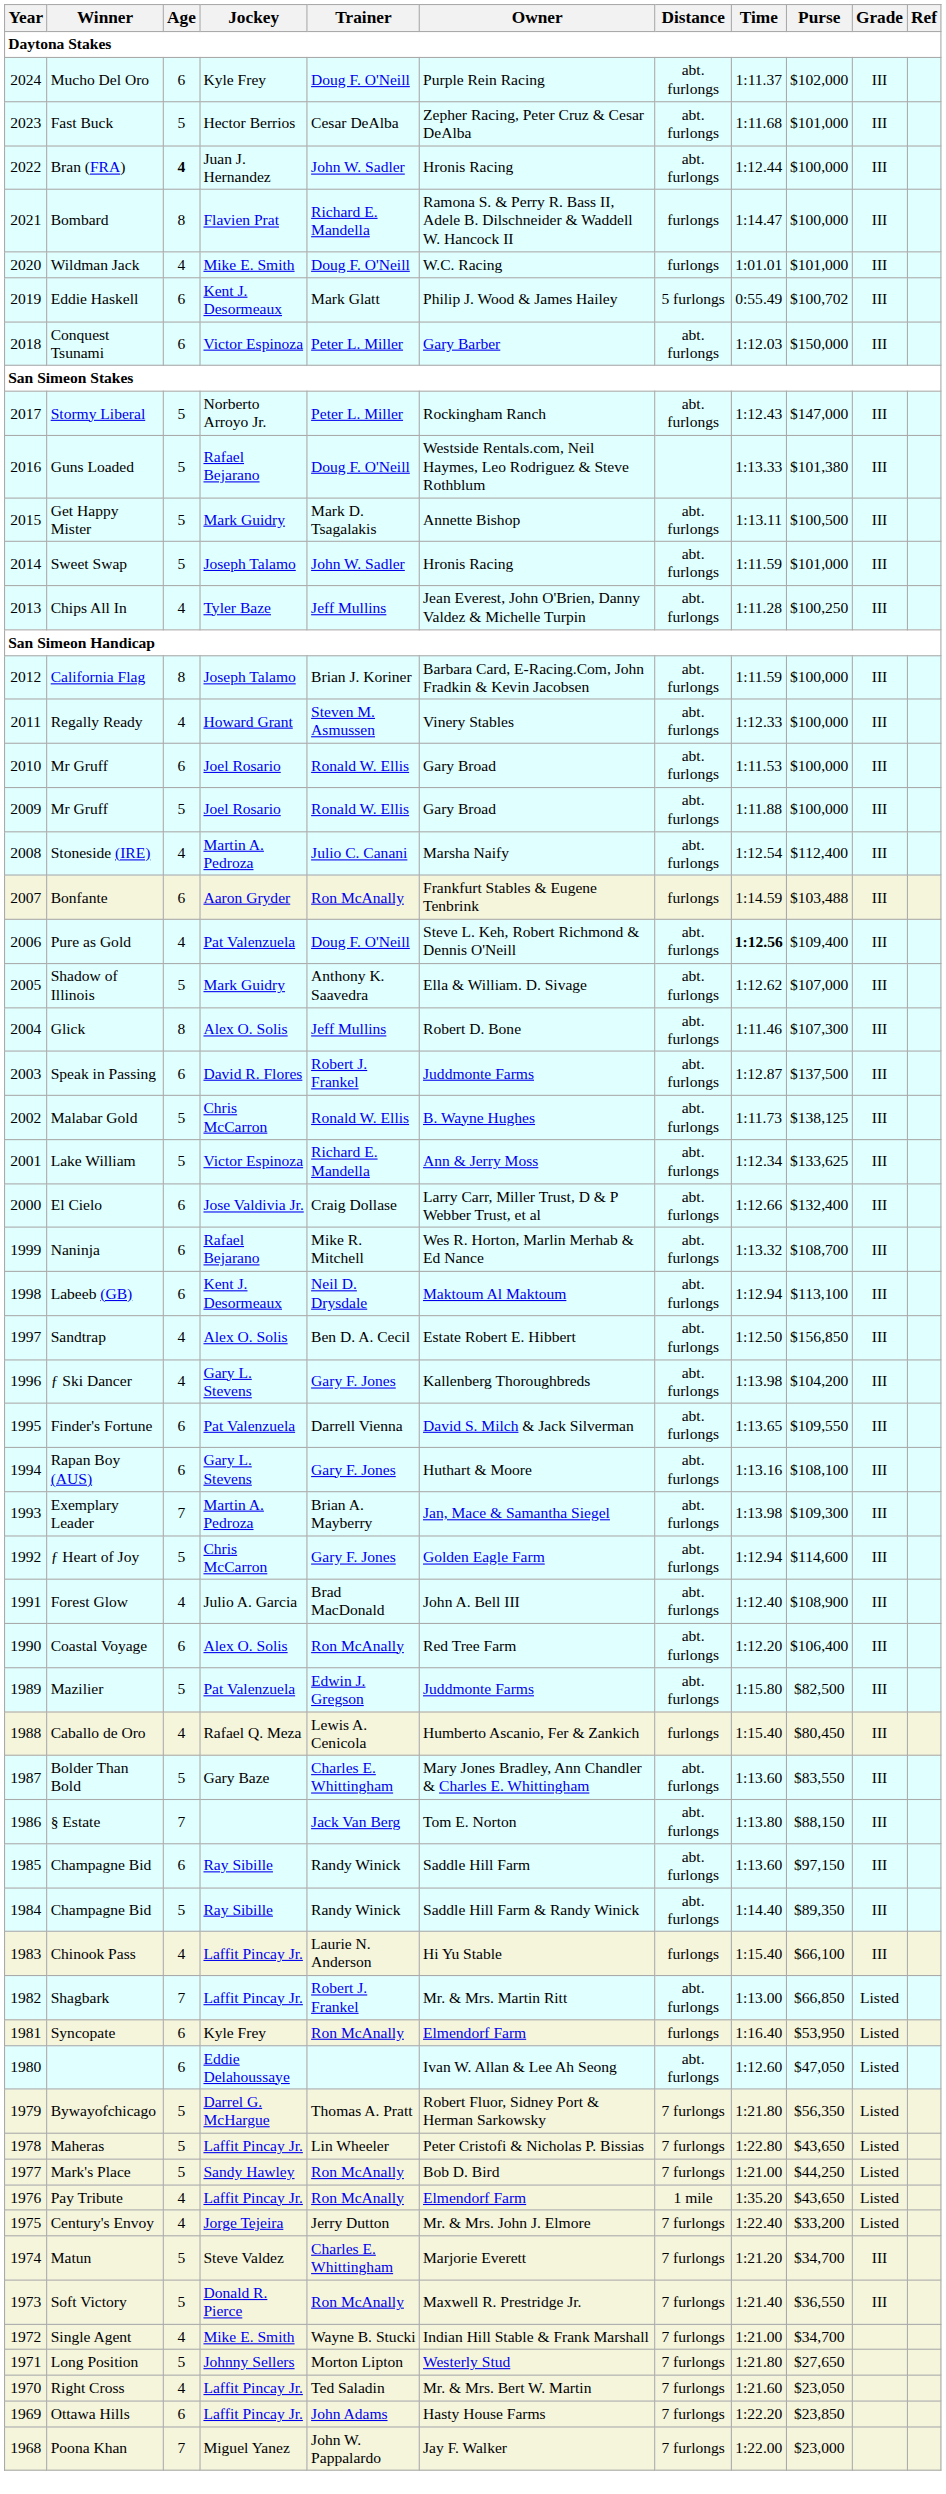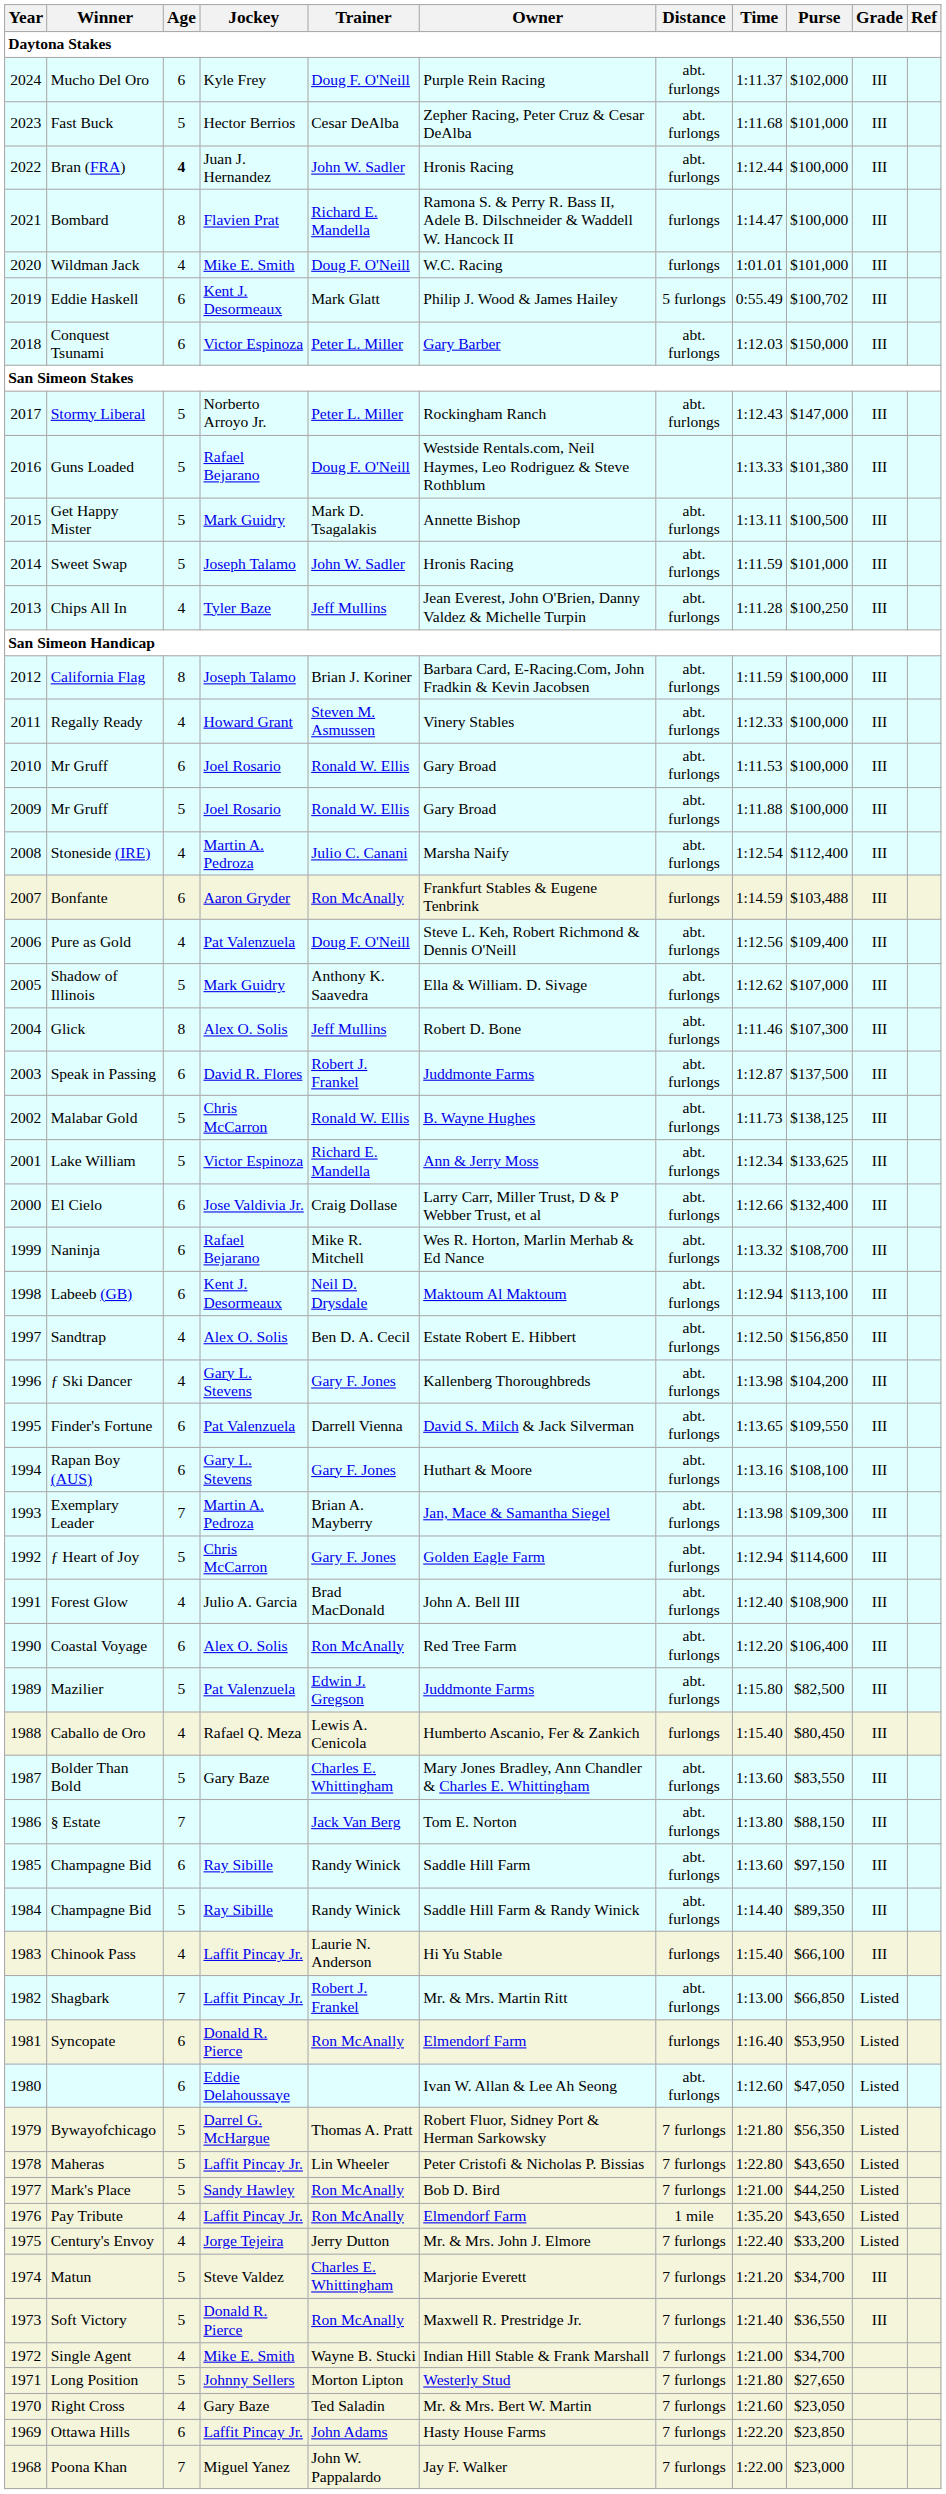(759, 941) bold -> (759, 941) normal
(235, 2032) Kyle Frey -> (235, 2041) Donald R. Pierce
(253, 2388) Laffit Pincay Jr. -> (236, 2406) Gary Baze
